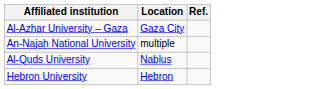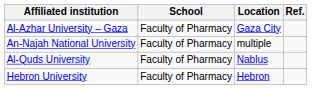+ column: (186, 12)
